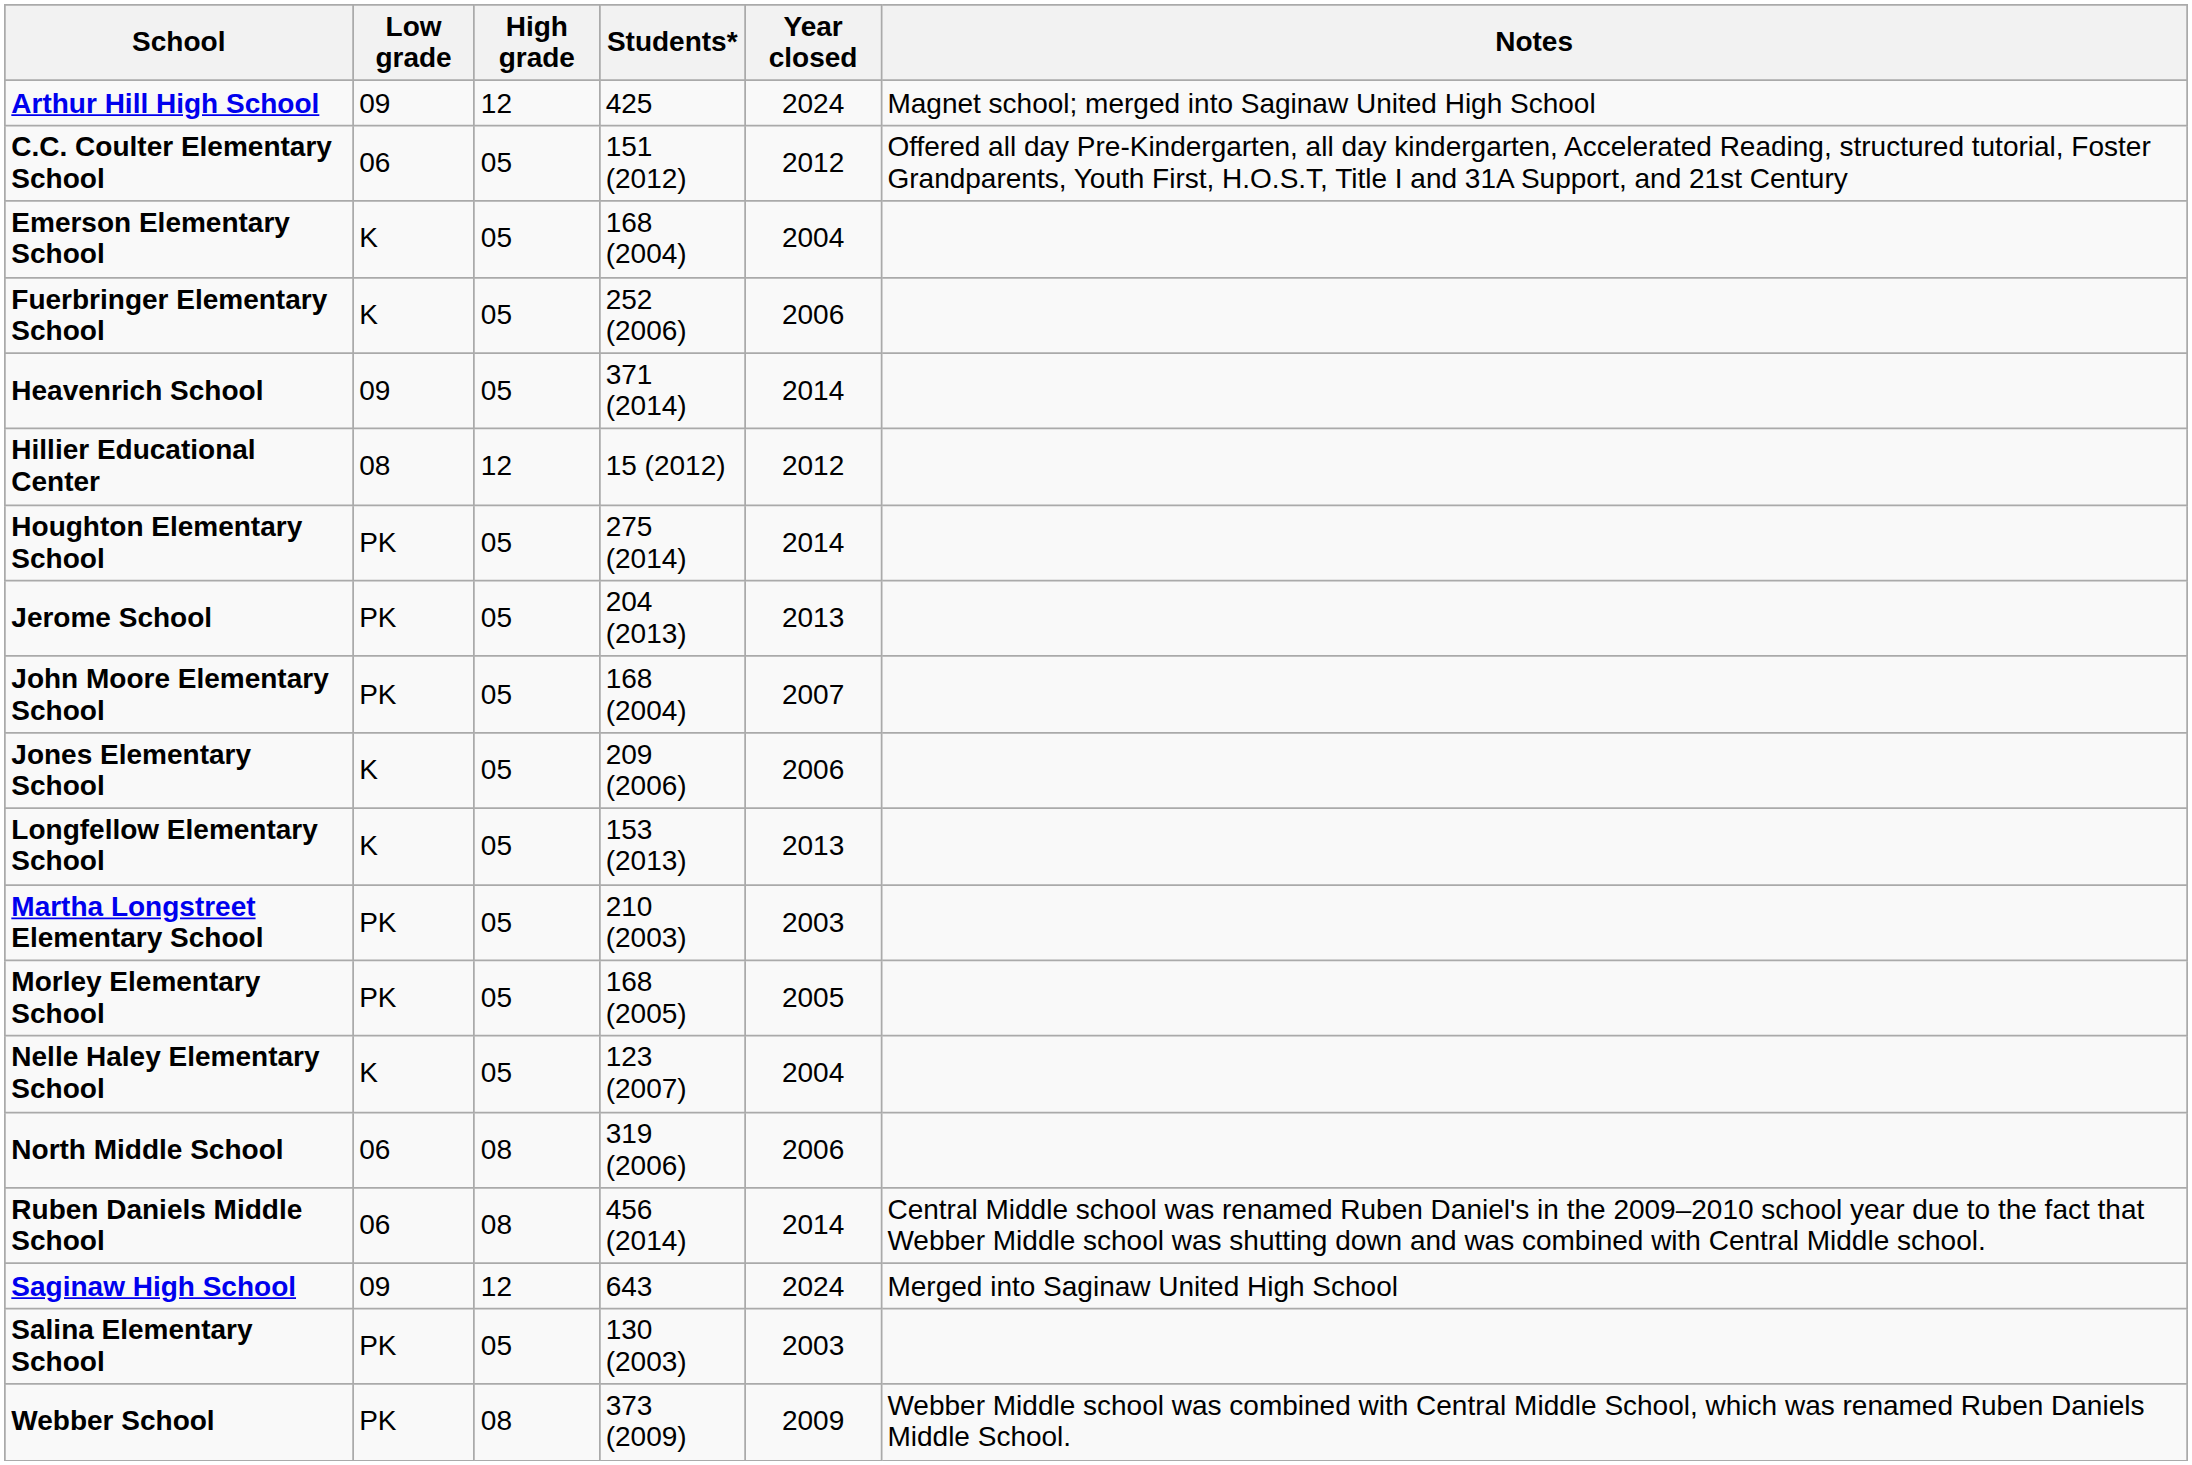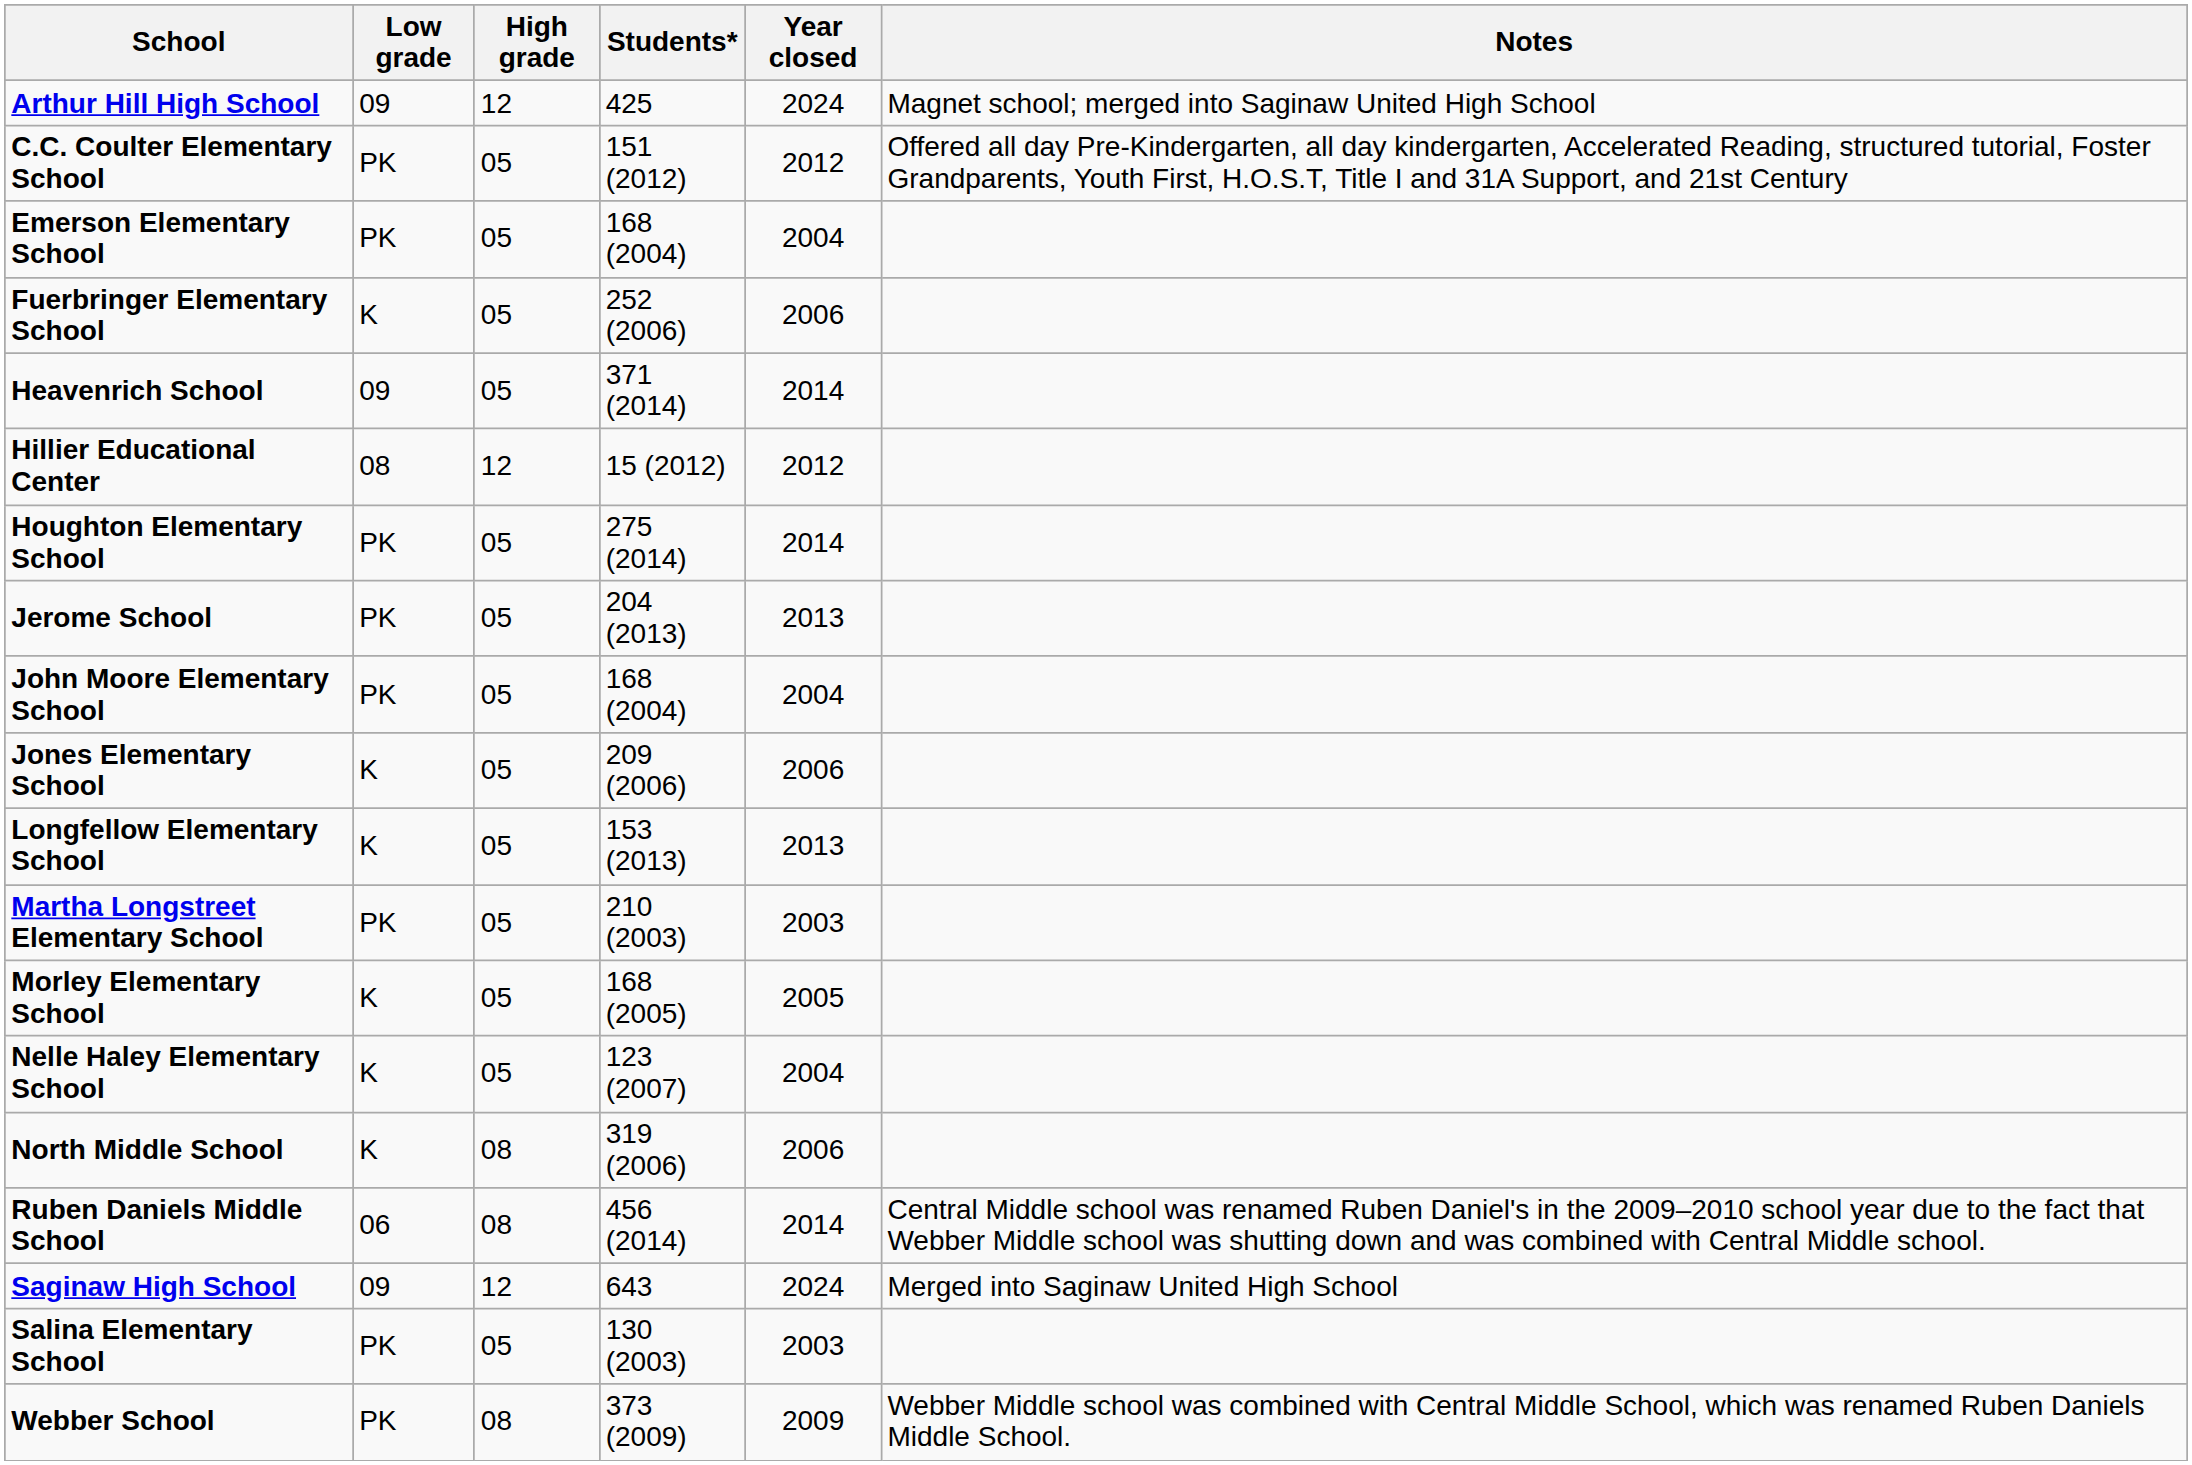(375, 162) 06 -> (378, 162) PK
(369, 238) K -> (378, 238) PK
(813, 694) 2007 -> (813, 694) 2004
(378, 997) PK -> (369, 997) K
(375, 1149) 06 -> (369, 1149) K
